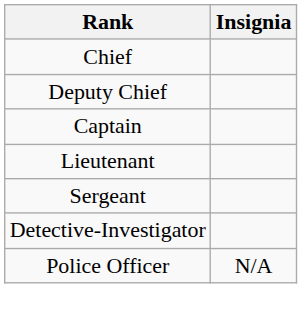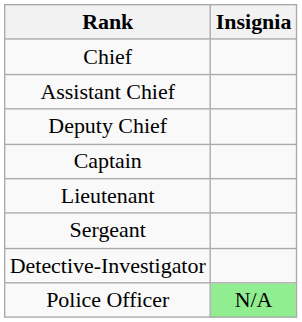+ row: (108, 91)
(254, 265) no background -> (254, 299) lightgreen background
